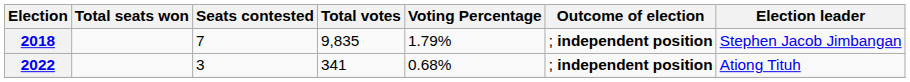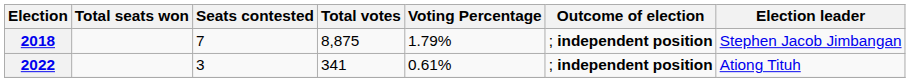(340, 41) 9,835 -> (340, 41) 8,875
(430, 65) 0.68% -> (430, 65) 0.61%
